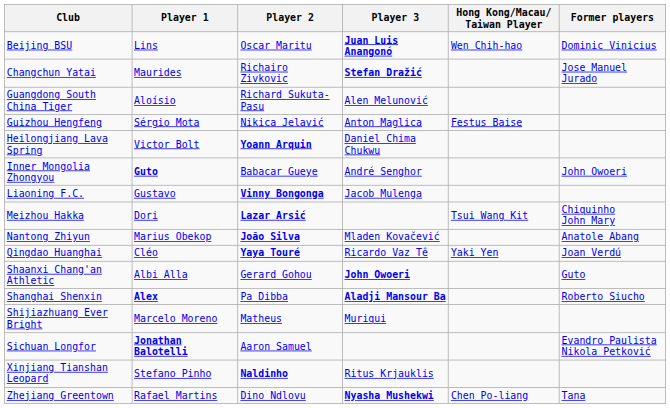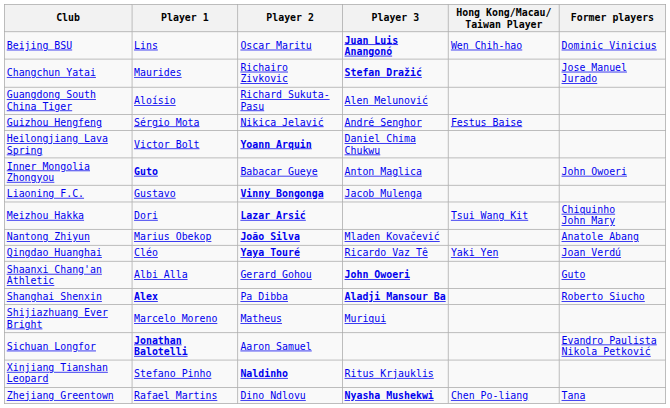(383, 122) Anton Maglica -> (383, 122) André Senghor
(383, 172) André Senghor -> (383, 172) Anton Maglica
